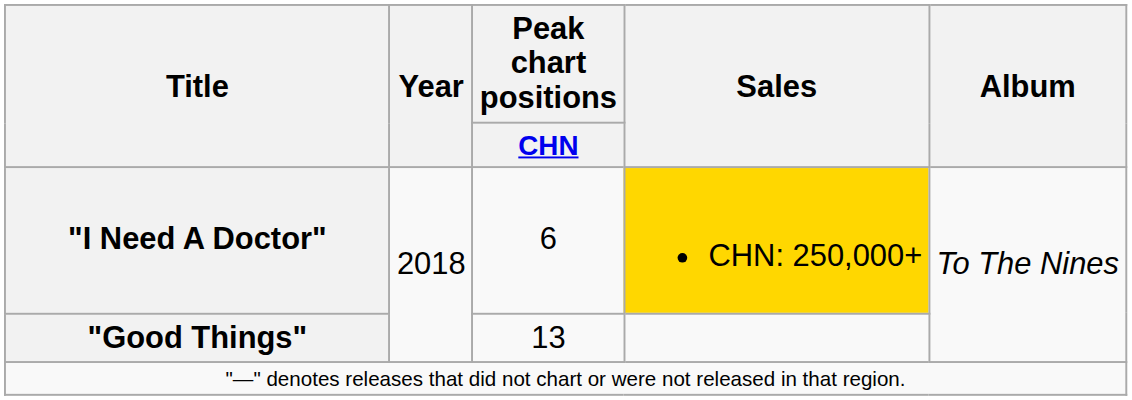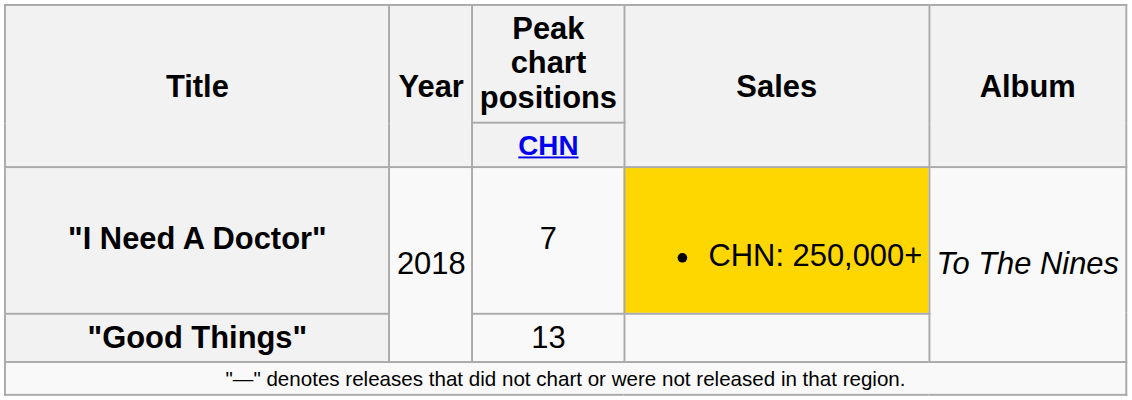(548, 239) 6 -> (548, 239) 7
